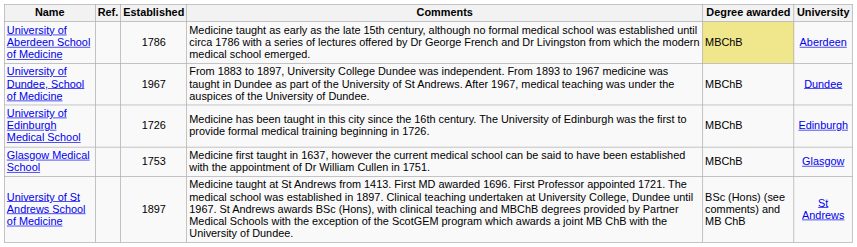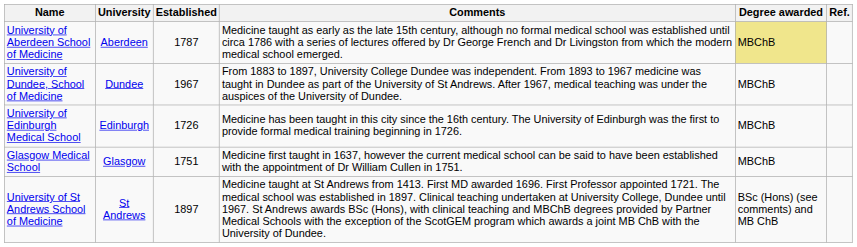columns swapped: (823, 13) <-> (108, 13)
(154, 42) 1786 -> (186, 42) 1787
(154, 161) 1753 -> (186, 161) 1751
